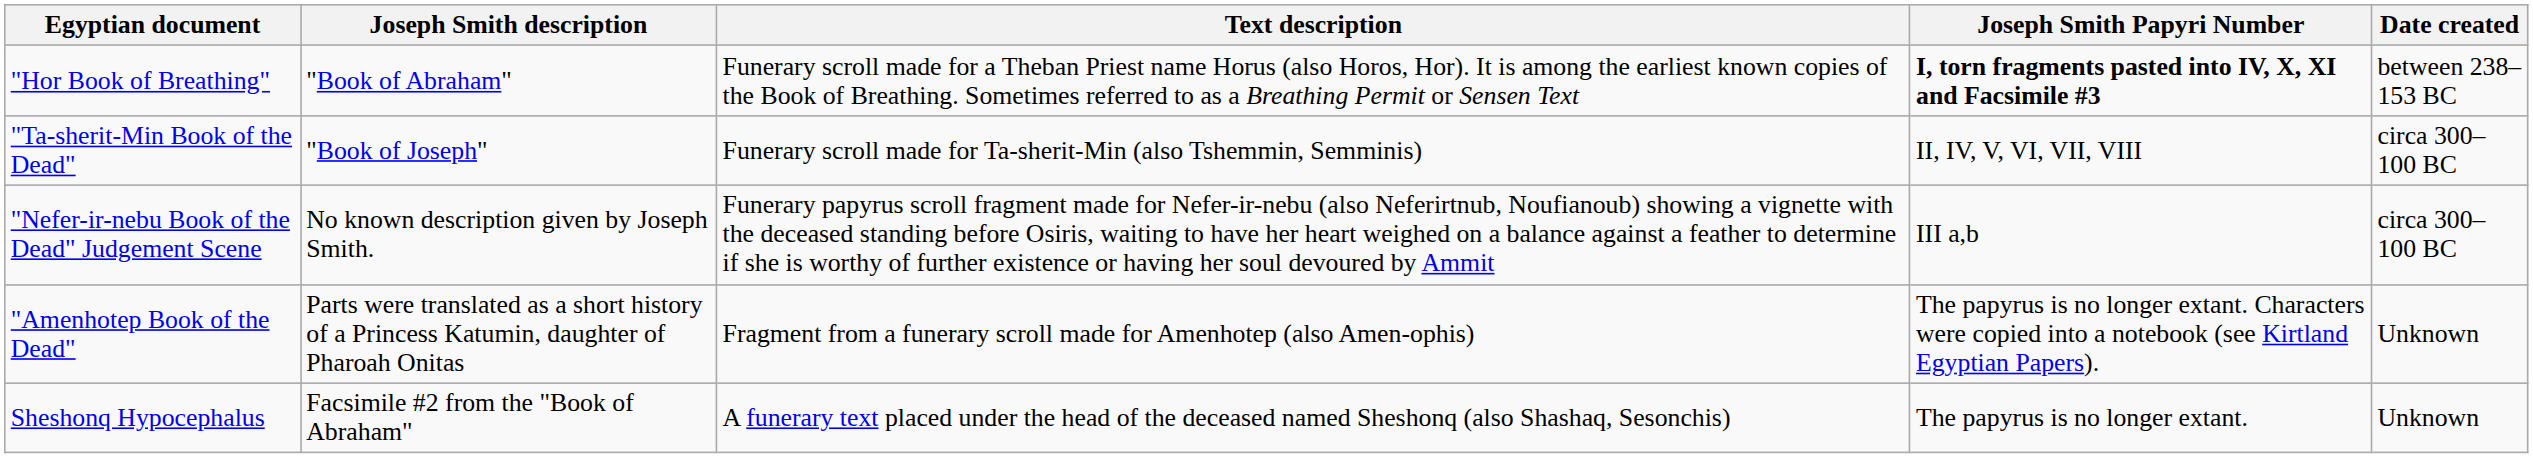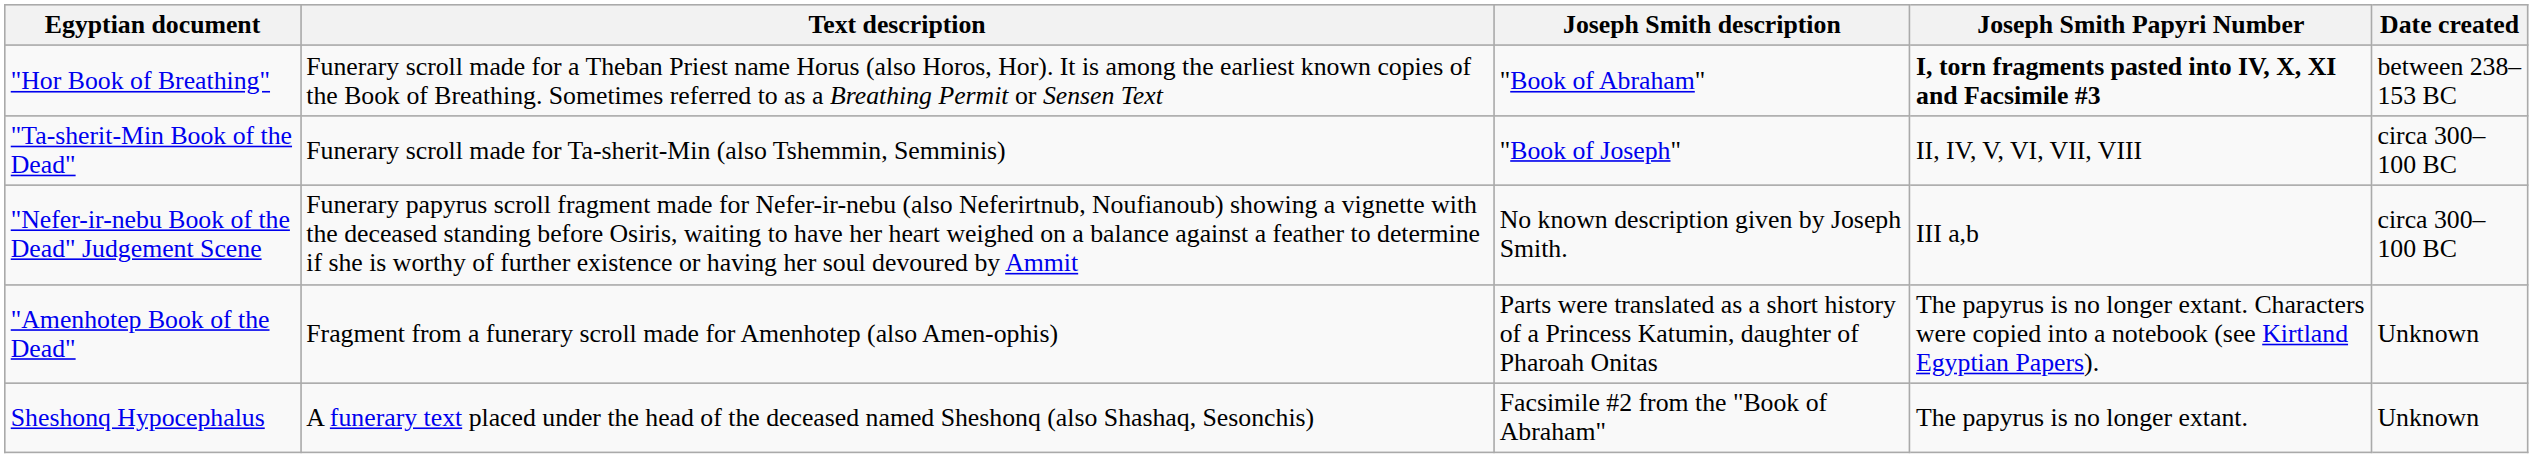columns swapped: (1313, 24) <-> (508, 24)
